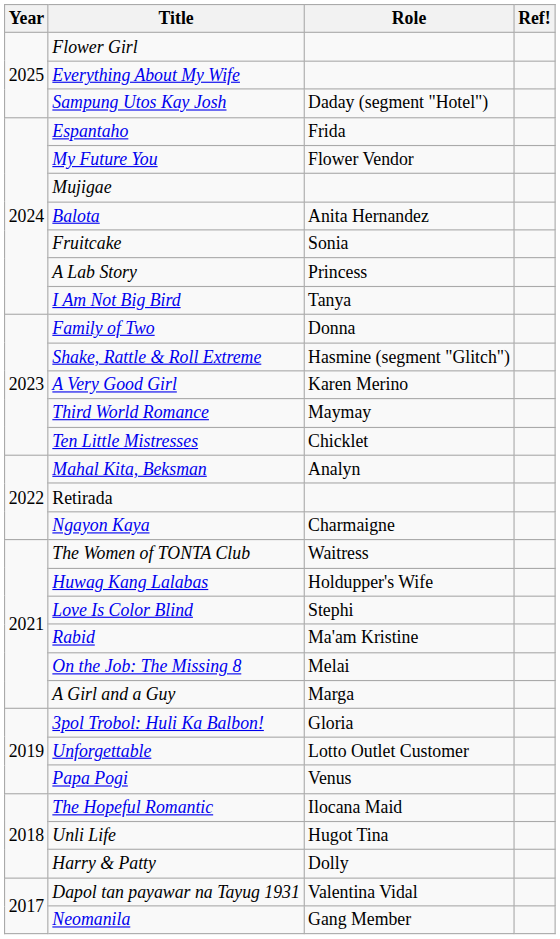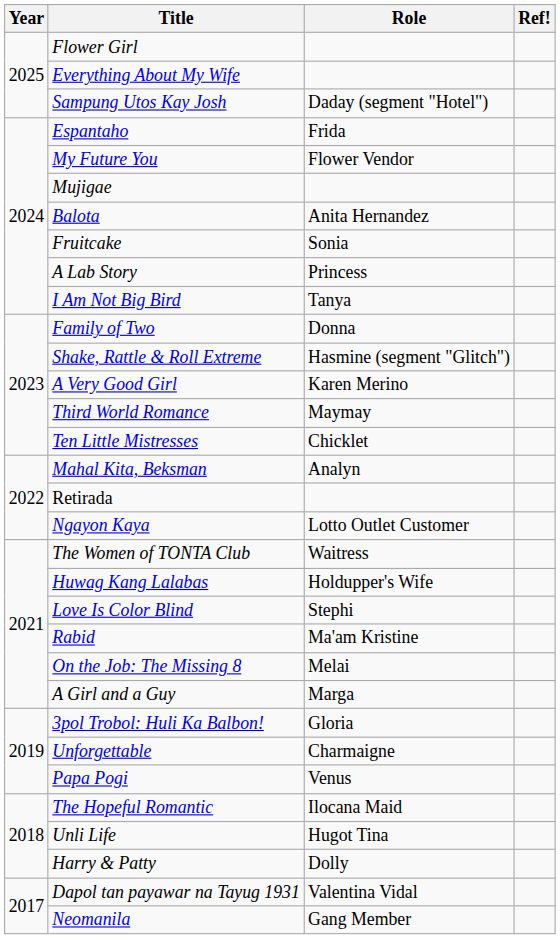(351, 525) Charmaigne -> (388, 525) Lotto Outlet Customer
(388, 750) Lotto Outlet Customer -> (351, 750) Charmaigne
